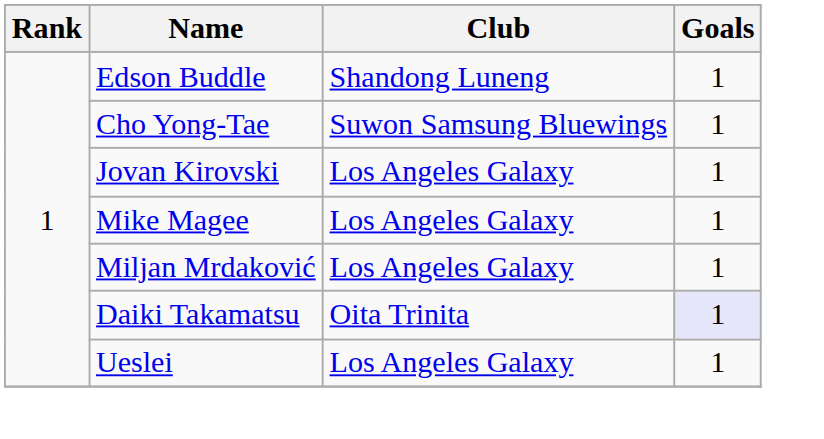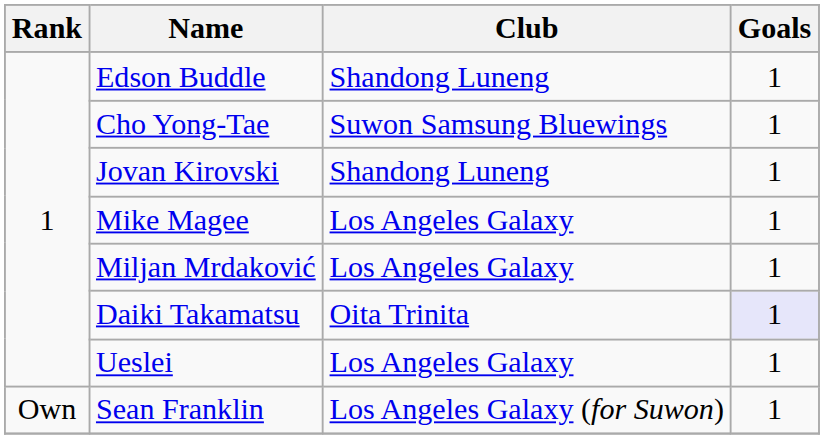(452, 171) Los Angeles Galaxy -> (439, 171) Shandong Luneng
+ row: (180, 409)
